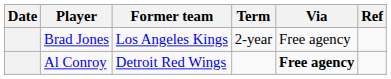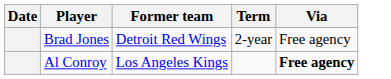- column: (372, 16)
(172, 39) Los Angeles Kings -> (171, 39) Detroit Red Wings
(171, 62) Detroit Red Wings -> (172, 62) Los Angeles Kings
